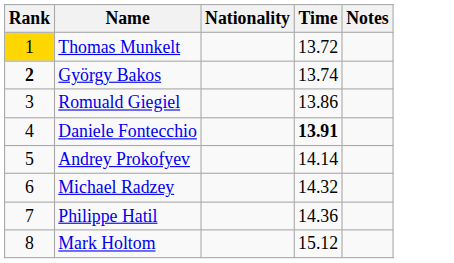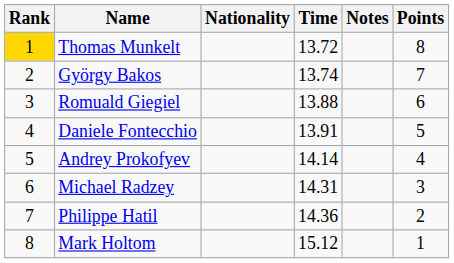+ column: (421, 18)
(29, 74) bold -> (29, 74) normal
(318, 103) 13.86 -> (318, 103) 13.88
(318, 131) bold -> (318, 131) normal
(318, 187) 14.32 -> (318, 187) 14.31
